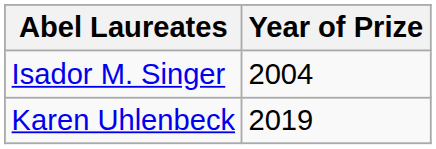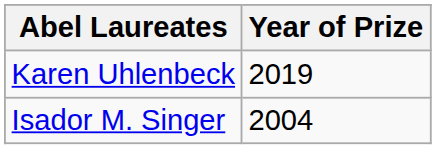rows swapped: (123, 119) <-> (118, 73)
